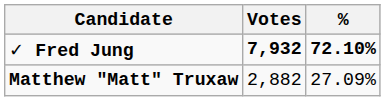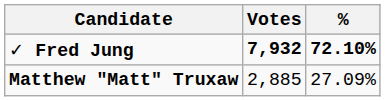(274, 80) 2,882 -> (274, 80) 2,885
